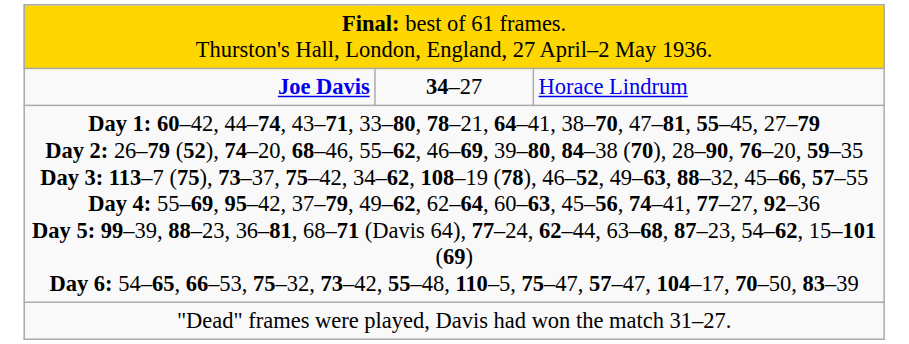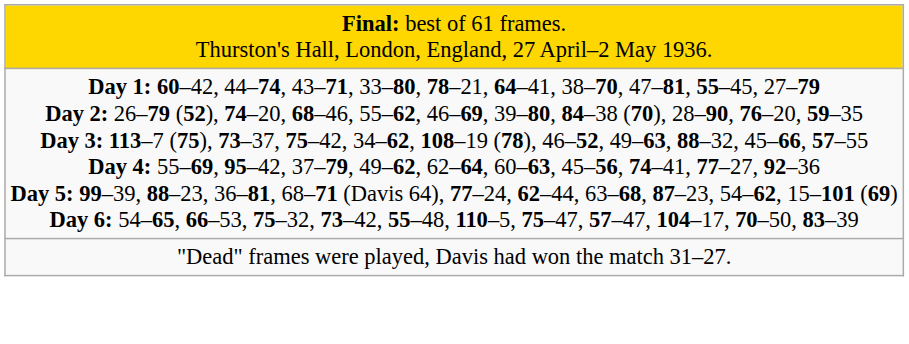- row: (324, 86)
